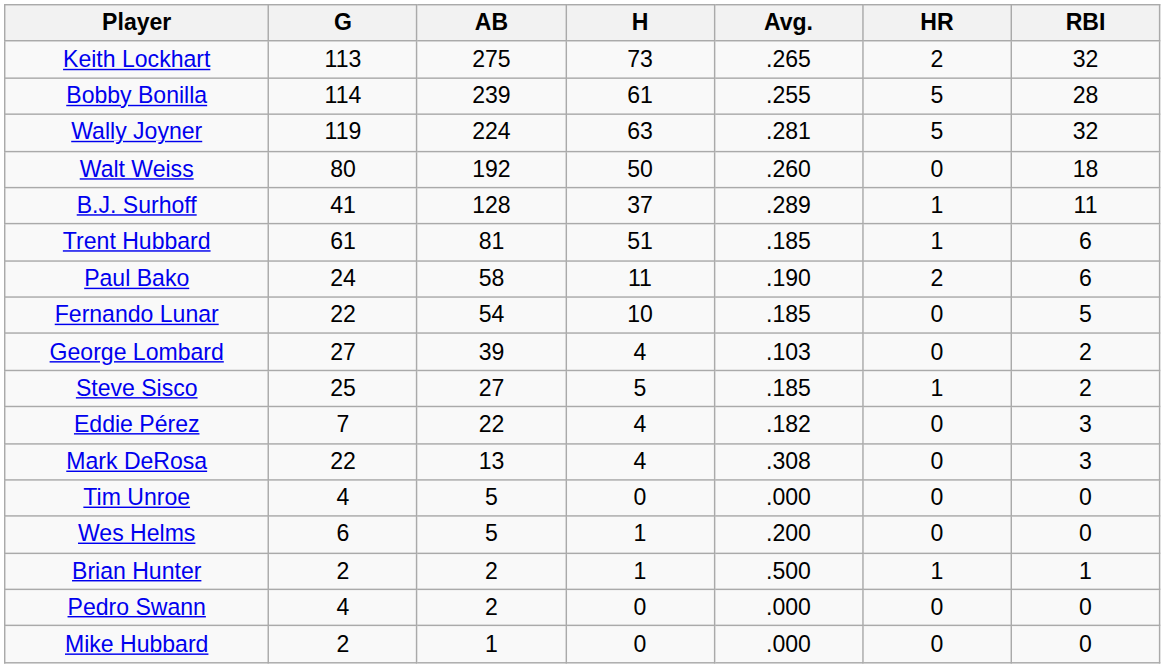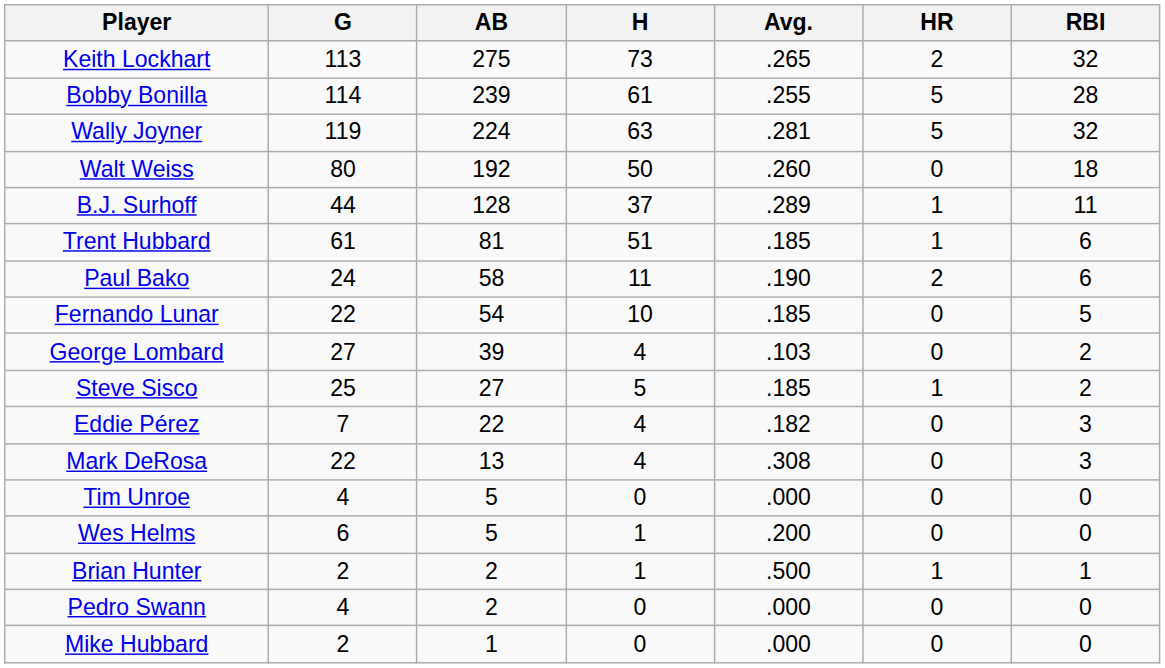(343, 205) 41 -> (343, 205) 44
